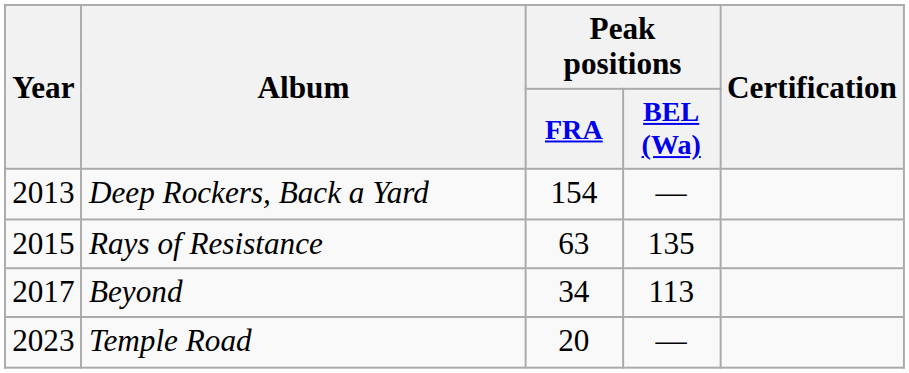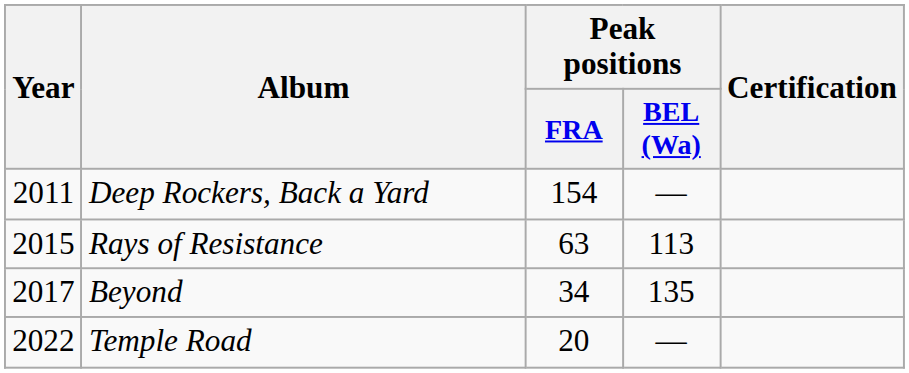(43, 193) 2013 -> (43, 193) 2011
(671, 242) 135 -> (671, 242) 113
(671, 292) 113 -> (671, 292) 135
(43, 341) 2023 -> (43, 341) 2022
